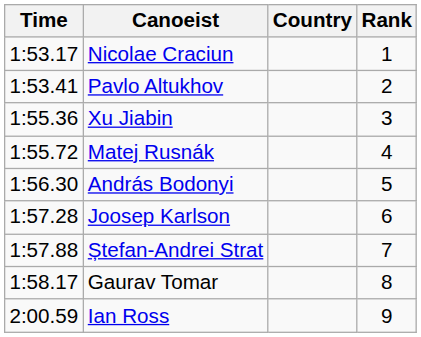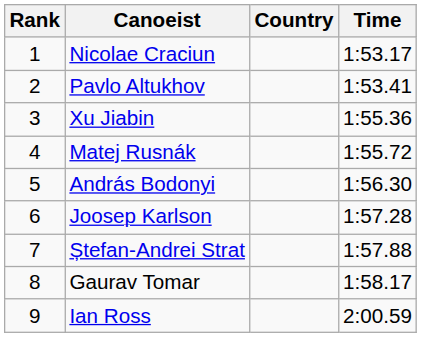columns swapped: (387, 20) <-> (44, 20)
